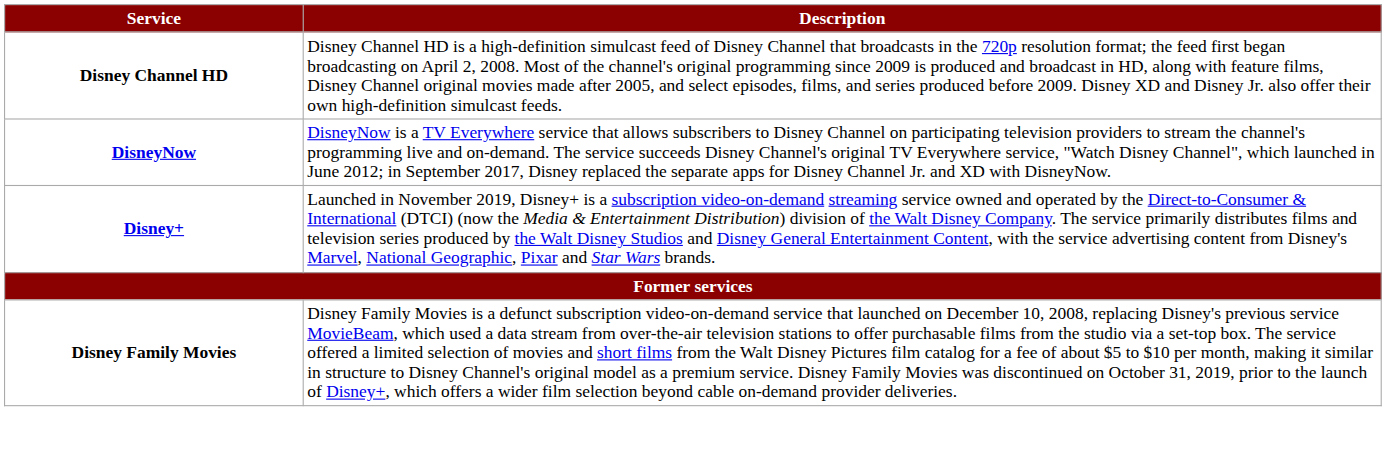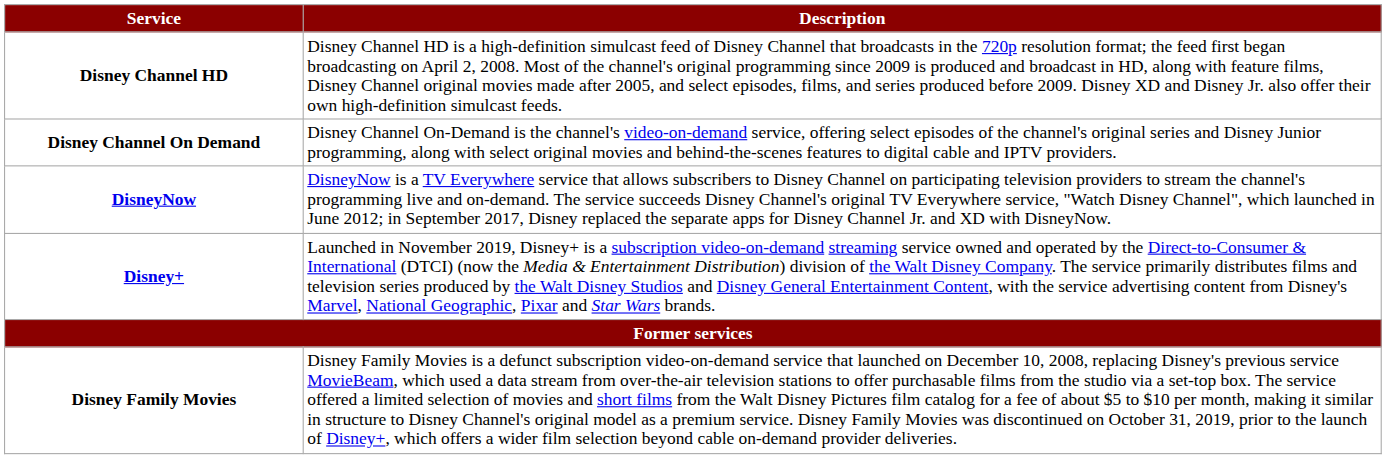+ row: (154, 142)
